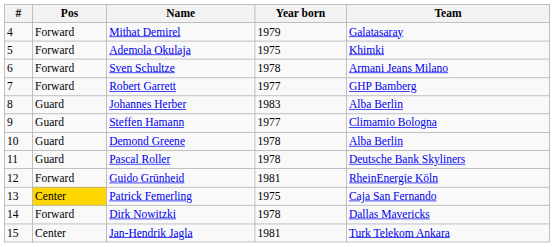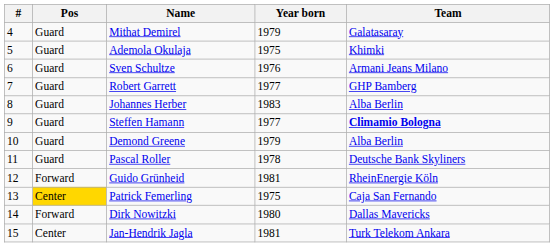(55, 31) Forward -> (50, 31) Guard
(55, 50) Forward -> (50, 50) Guard
(55, 68) Forward -> (50, 68) Guard
(269, 68) 1978 -> (269, 68) 1976
(55, 86) Forward -> (50, 86) Guard
(393, 123) normal -> (395, 123) bold
(269, 141) 1978 -> (269, 141) 1979
(269, 214) 1978 -> (269, 214) 1980
